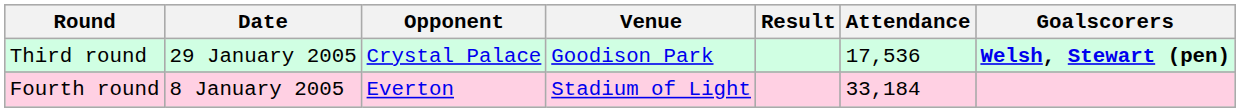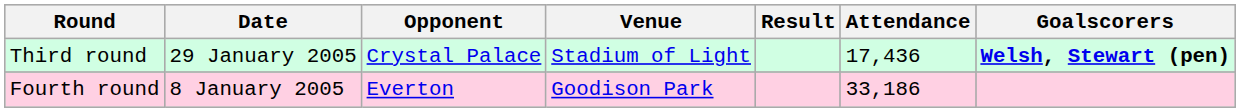(632, 56) Goodison Park -> (651, 56) Stadium of Light
(883, 56) 17,536 -> (883, 56) 17,436
(651, 90) Stadium of Light -> (632, 90) Goodison Park
(883, 90) 33,184 -> (883, 90) 33,186
